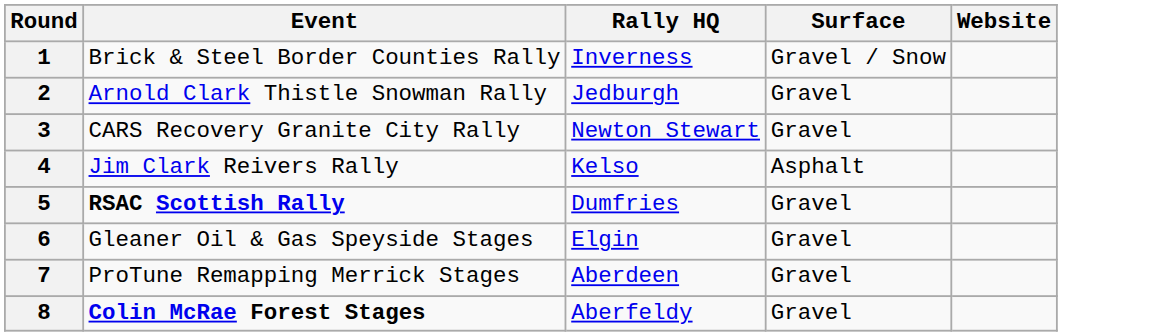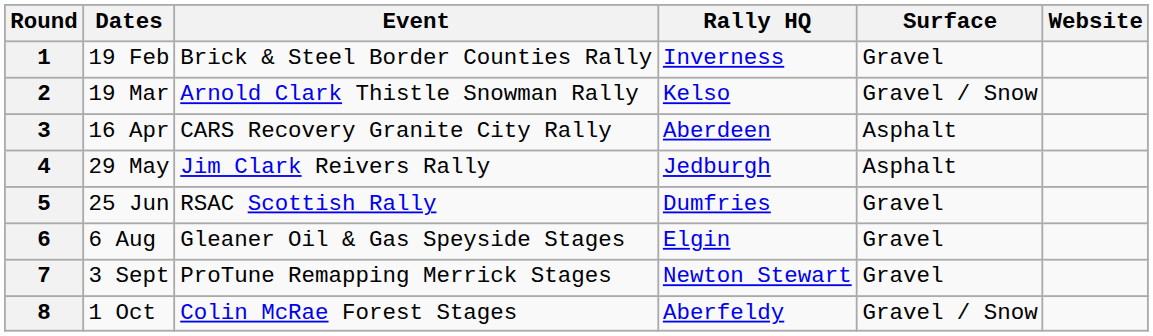+ column: (129, 23)
(858, 60) Gravel / Snow -> (903, 60) Gravel
(625, 96) Jedburgh -> (697, 96) Kelso
(811, 96) Gravel -> (950, 96) Gravel / Snow
(666, 132) Newton Stewart -> (717, 132) Aberdeen
(811, 132) Gravel -> (910, 132) Asphalt
(605, 169) Kelso -> (717, 169) Jedburgh
(217, 205) bold -> (308, 205) normal
(625, 277) Aberdeen -> (757, 277) Newton Stewart
(257, 314) bold -> (349, 314) normal
(811, 314) Gravel -> (950, 314) Gravel / Snow
